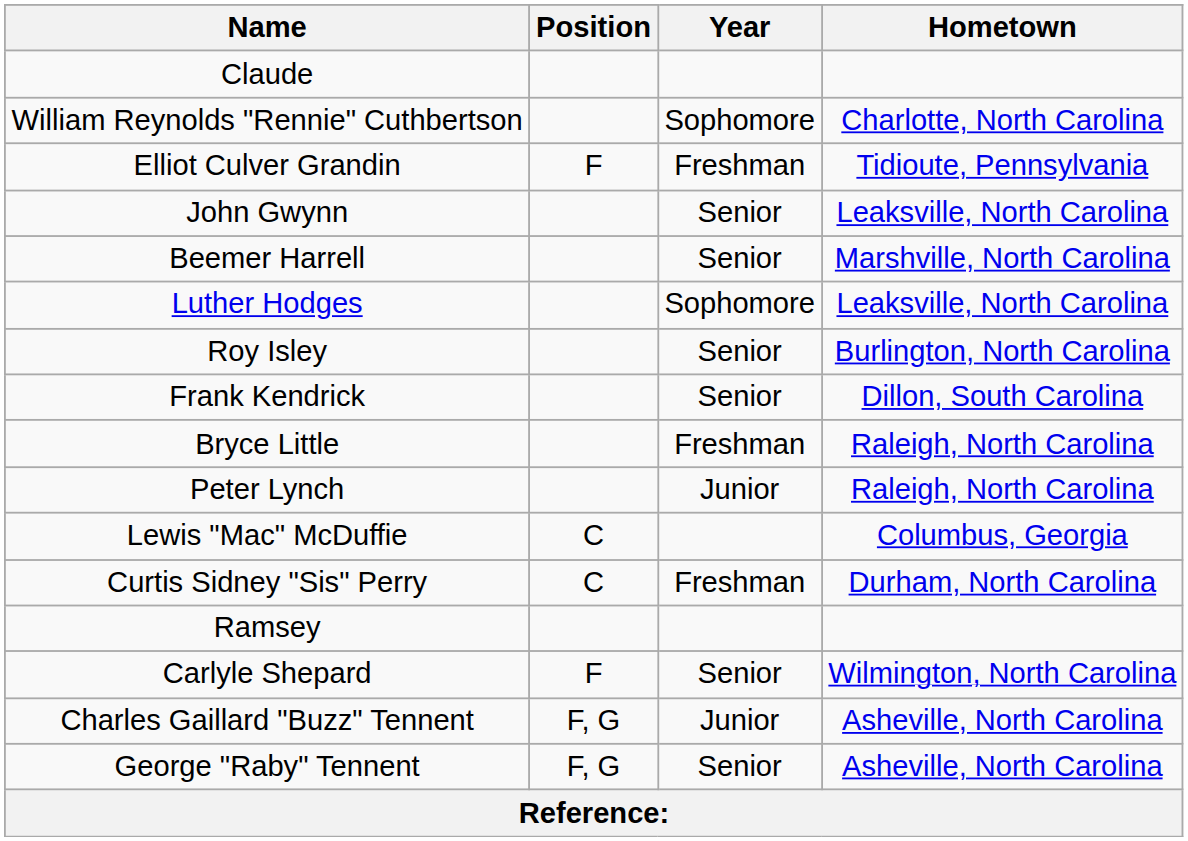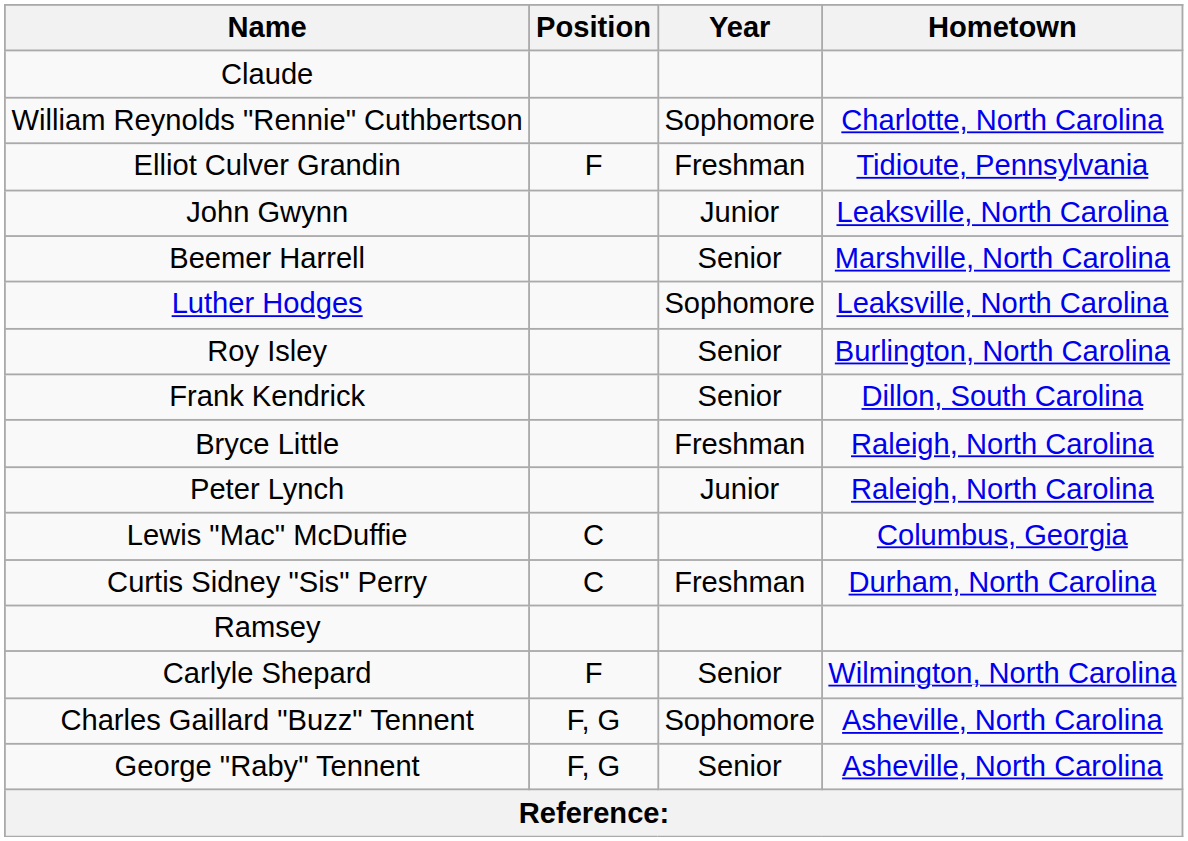(740, 212) Senior -> (740, 212) Junior
(740, 720) Junior -> (740, 720) Sophomore
